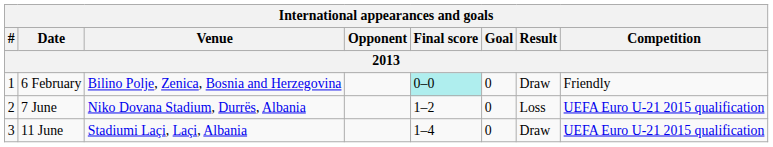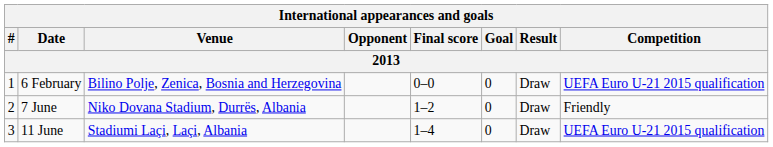(424, 84) paleturquoise background -> (424, 84) no background
(587, 84) Friendly -> (664, 84) UEFA Euro U-21 2015 qualification
(533, 107) Loss -> (535, 107) Draw
(664, 107) UEFA Euro U-21 2015 qualification -> (587, 107) Friendly
